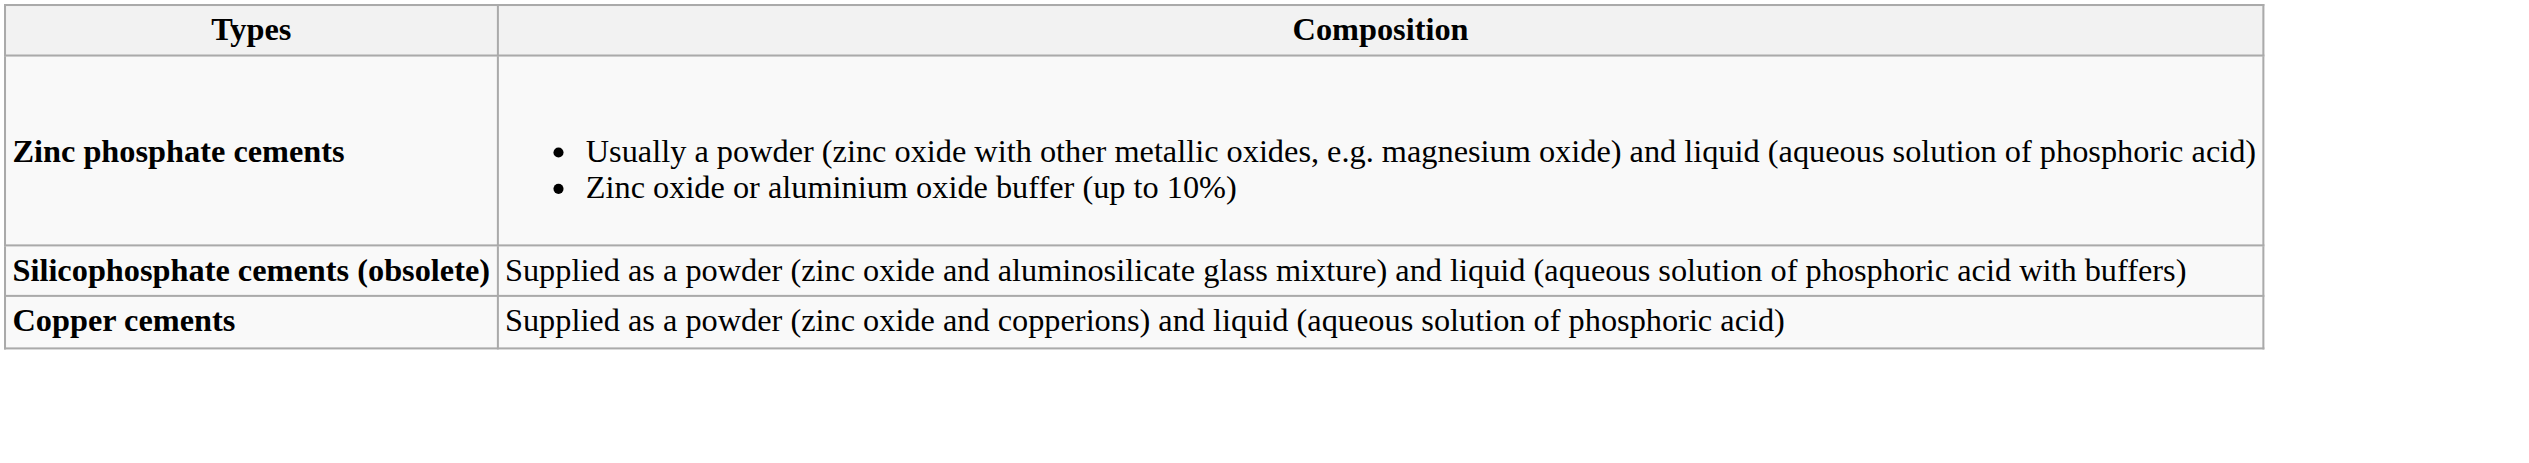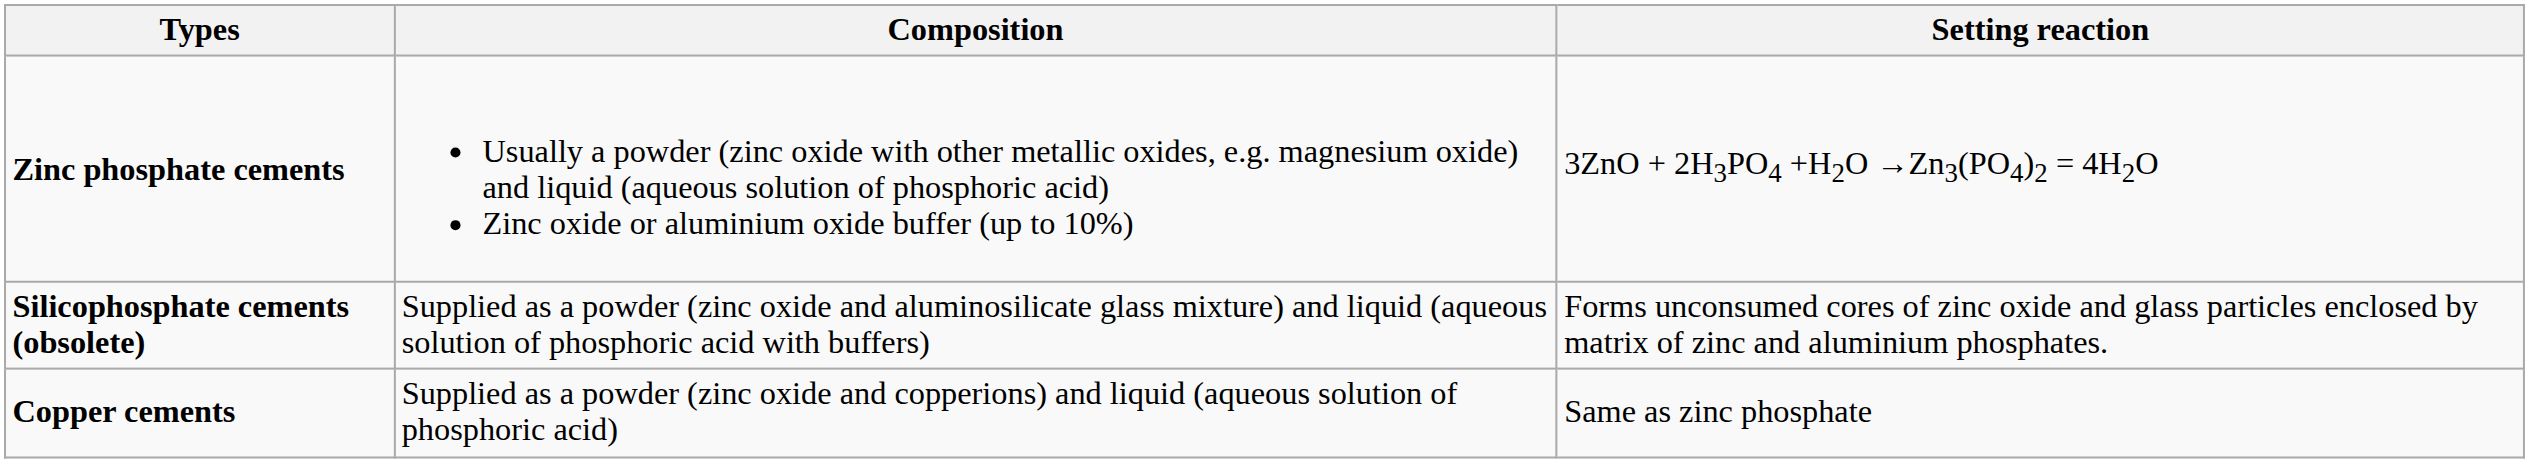+ column: (2040, 30)
